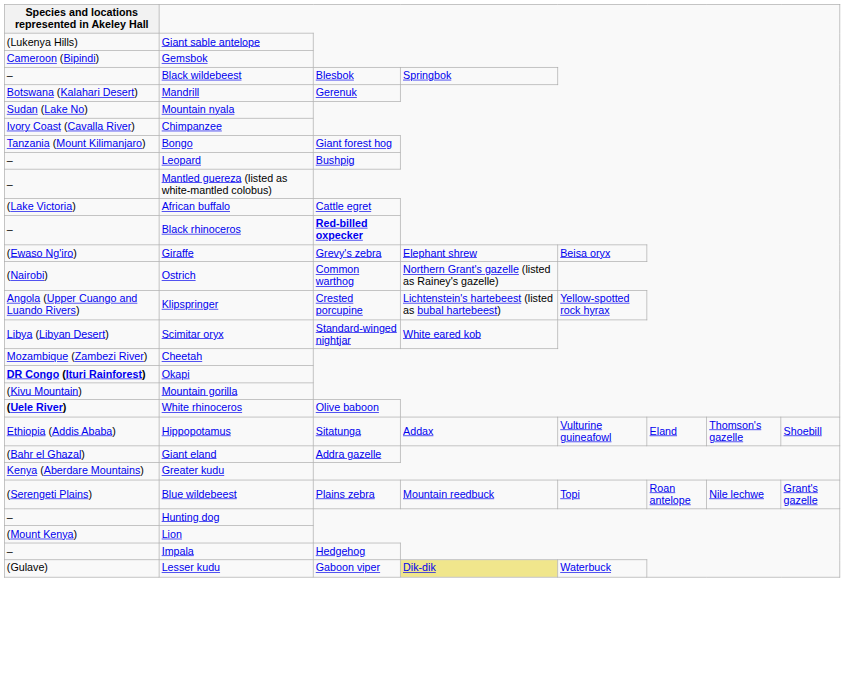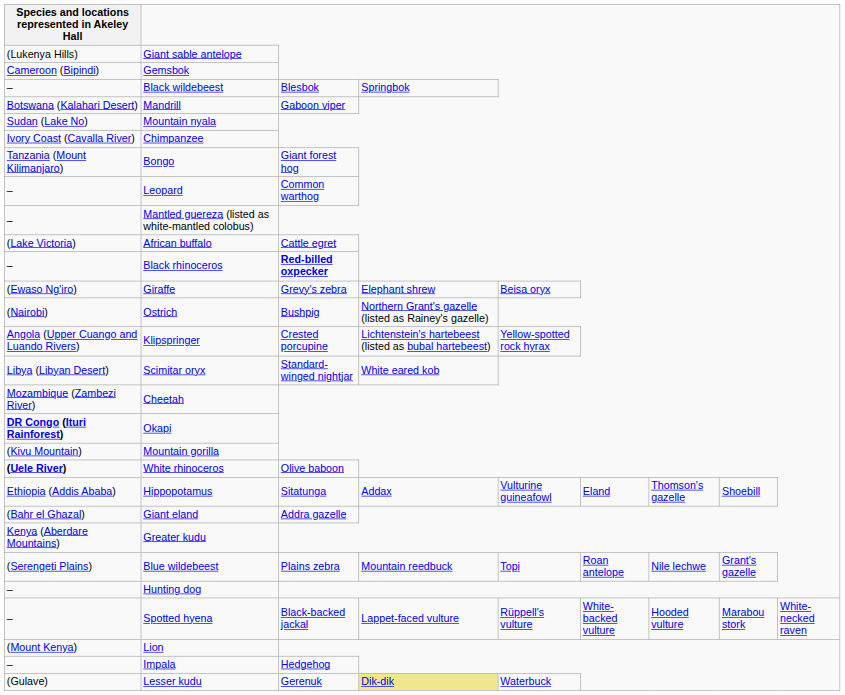(336, 93) Gerenuk -> (313, 105) Gaboon viper
(335, 161) Bushpig -> (303, 191) Common warthog
(337, 276) Common warthog -> (300, 312) Bushpig
+ row: (178, 618)
(348, 568) Gaboon viper -> (301, 681) Gerenuk
